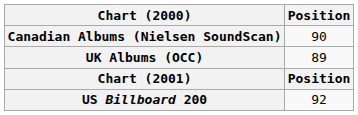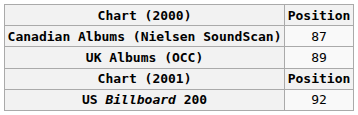(319, 36) 90 -> (319, 36) 87
